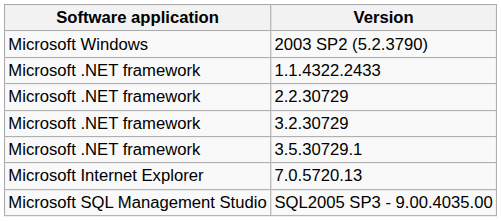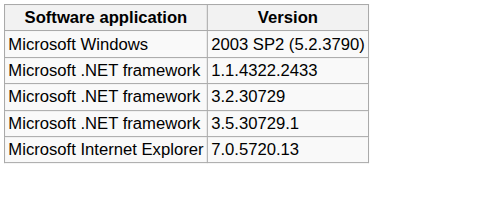- row: (311, 96)
- row: (384, 202)
